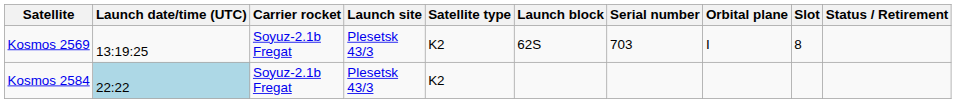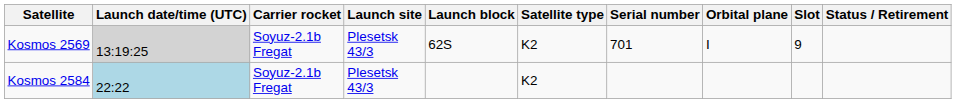columns swapped: (561, 15) <-> (470, 15)
(122, 51) no background -> (122, 51) lightgrey background
(621, 44) 703 -> (621, 44) 701
(798, 44) 8 -> (798, 44) 9
